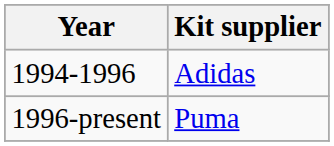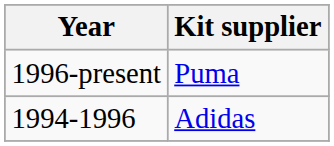rows swapped: (74, 72) <-> (86, 118)
